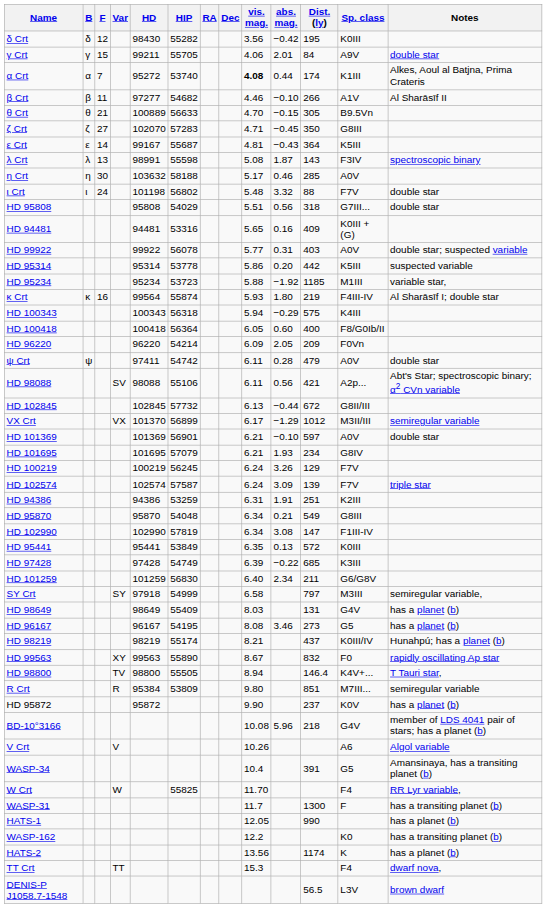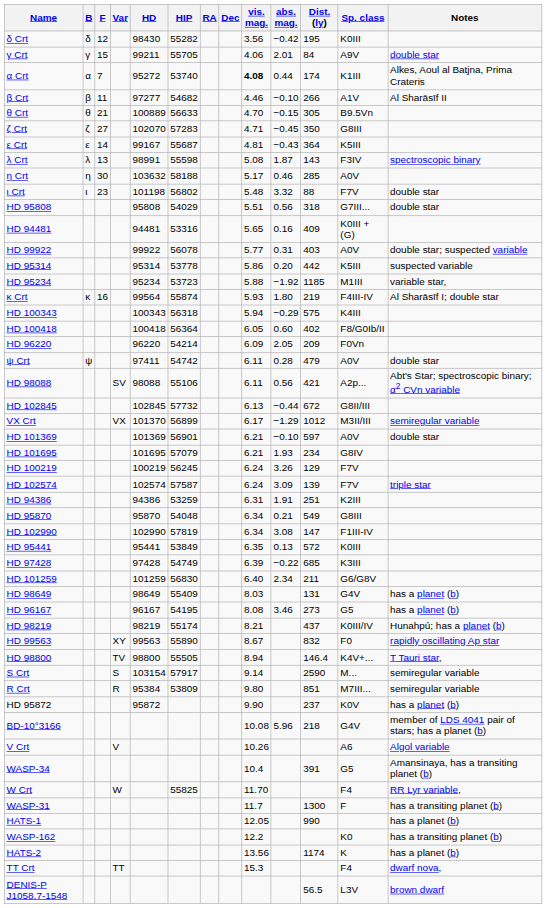(102, 192) 24 -> (102, 192) 23
(311, 329) 400 -> (311, 329) 402
- row: (21, 594)
+ row: (18, 673)
